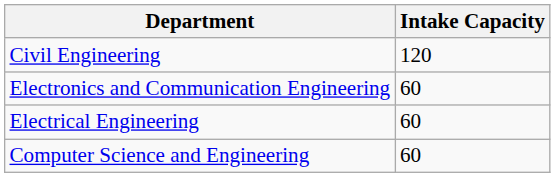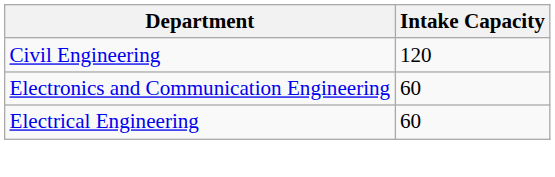- row: (159, 155)
